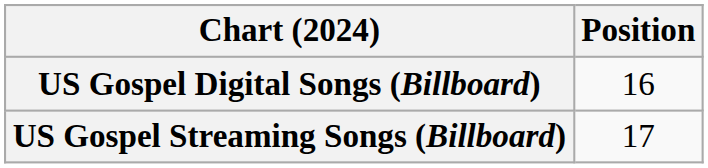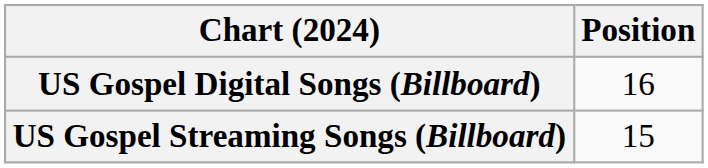(638, 135) 17 -> (638, 135) 15
